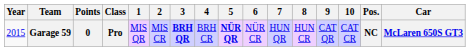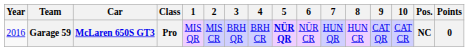columns swapped: (423, 12) <-> (88, 12)
(16, 33) 2015 -> (16, 33) 2016
(183, 33) bold -> (236, 33) normal
